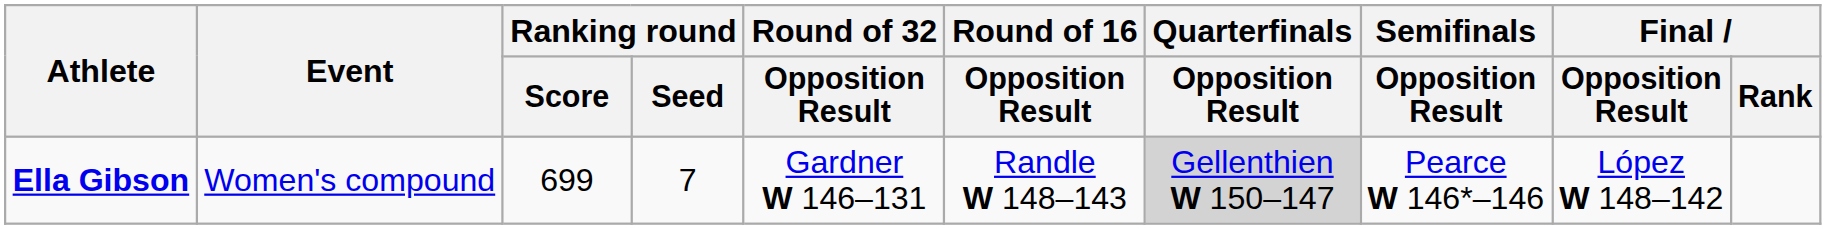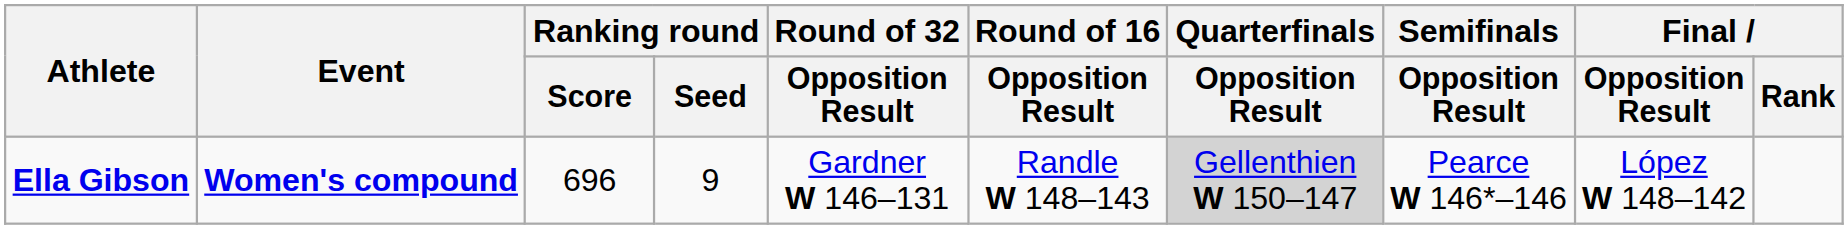(350, 181) normal -> (361, 181) bold
(567, 181) 699 -> (590, 181) 696
(688, 181) 7 -> (710, 181) 9
